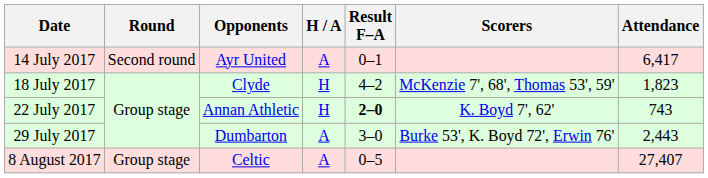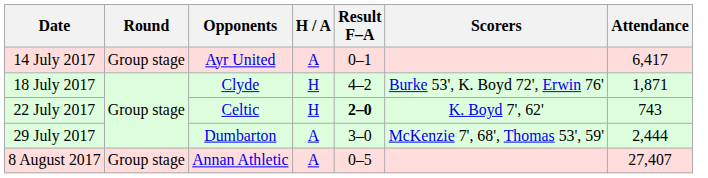(152, 60) Second round -> (146, 60) Group stage
(507, 85) McKenzie 7', 68', Thomas 53', 59' -> (496, 85) Burke 53', K. Boyd 72', Erwin 76'
(661, 85) 1,823 -> (650, 85) 1,871
(251, 110) Annan Athletic -> (240, 110) Celtic
(507, 135) Burke 53', K. Boyd 72', Erwin 76' -> (496, 135) McKenzie 7', 68', Thomas 53', 59'
(661, 135) 2,443 -> (650, 135) 2,444
(251, 160) Celtic -> (240, 160) Annan Athletic
